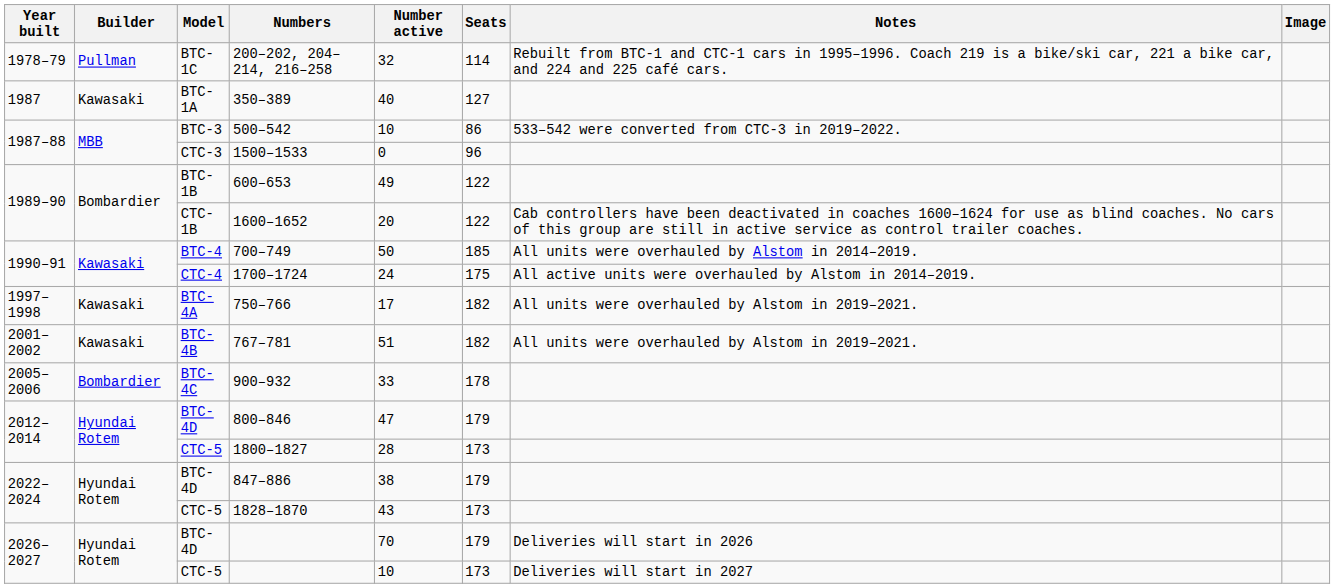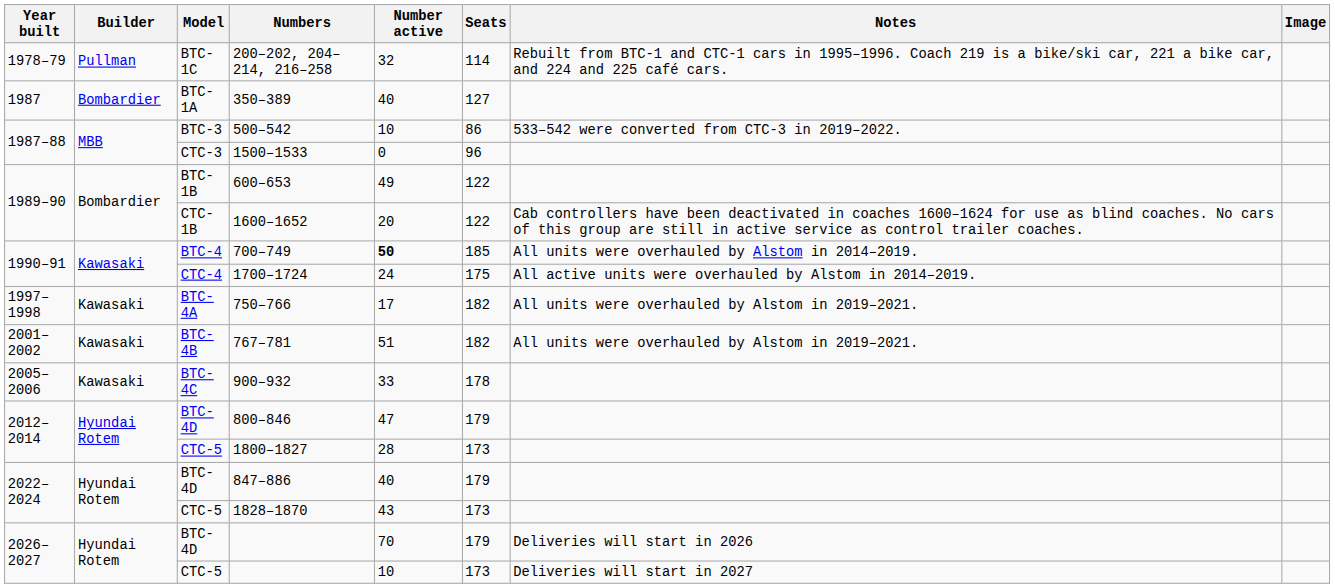(111, 100) Kawasaki -> (119, 100) Bombardier
(386, 252) normal -> (386, 252) bold
(119, 382) Bombardier -> (111, 382) Kawasaki
(386, 481) 38 -> (386, 481) 40
